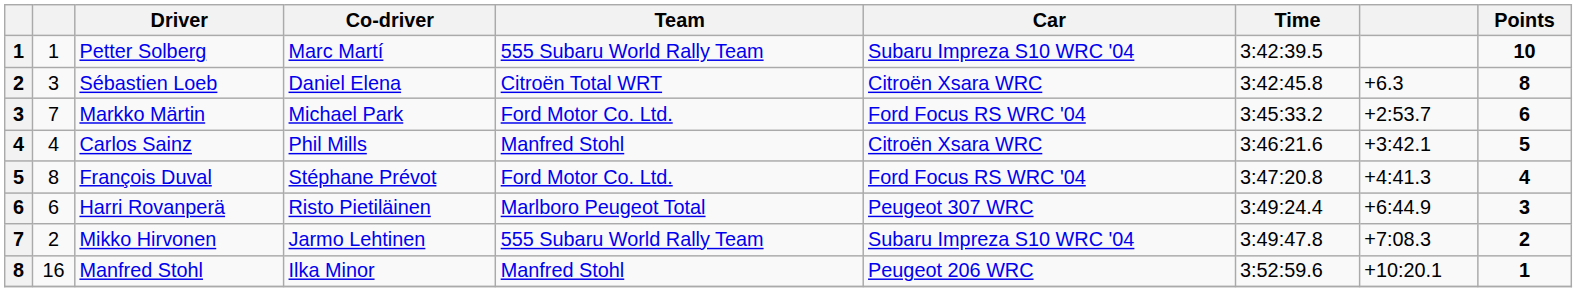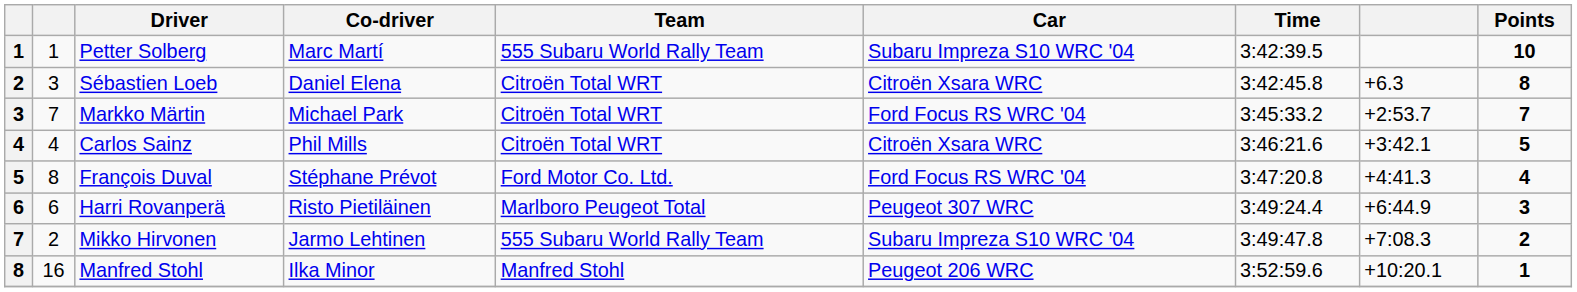(587, 114) Ford Motor Co. Ltd. -> (581, 114) Citroën Total WRT
(1525, 114) 6 -> (1525, 114) 7
(562, 145) Manfred Stohl -> (581, 145) Citroën Total WRT
